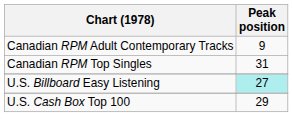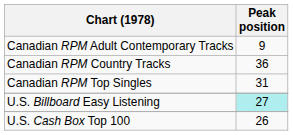+ row: (89, 64)
(262, 102) 29 -> (262, 121) 26
